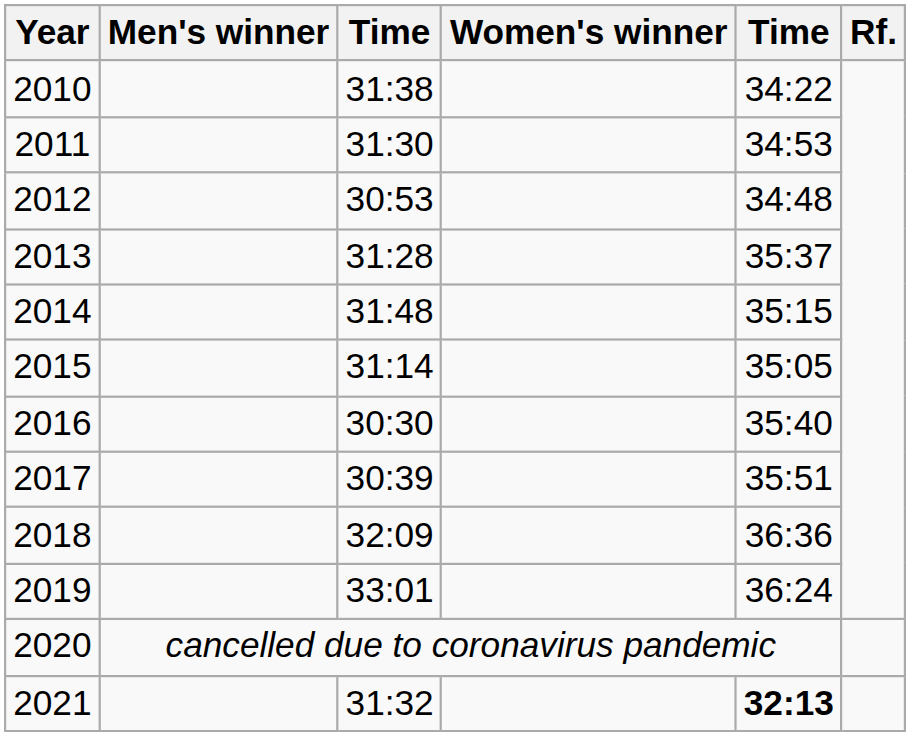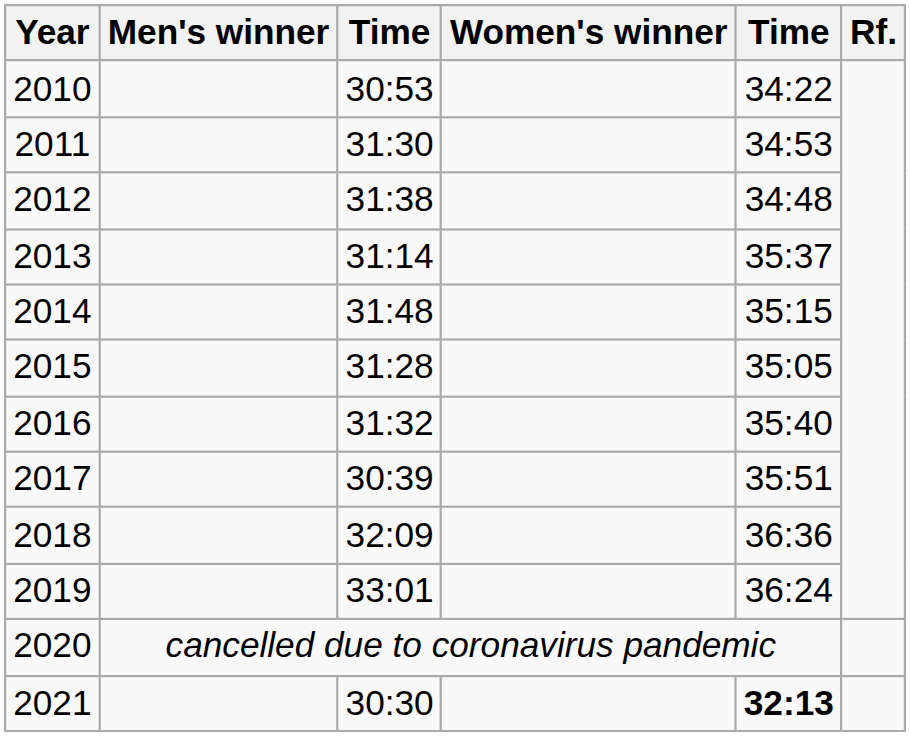(390, 88) 31:38 -> (390, 88) 30:53
(390, 199) 30:53 -> (390, 199) 31:38
(390, 255) 31:28 -> (390, 255) 31:14
(390, 367) 31:14 -> (390, 367) 31:28
(390, 423) 30:30 -> (390, 423) 31:32
(390, 702) 31:32 -> (390, 702) 30:30
